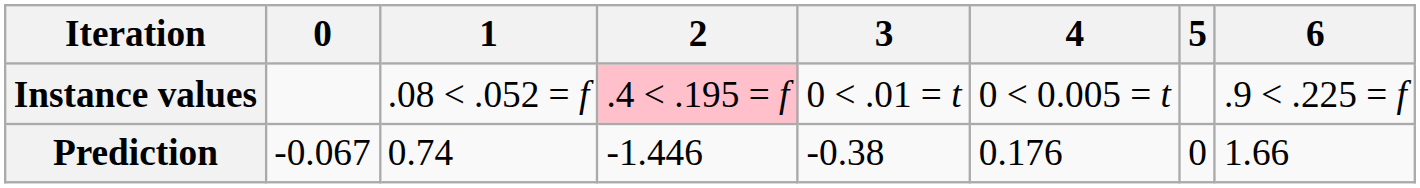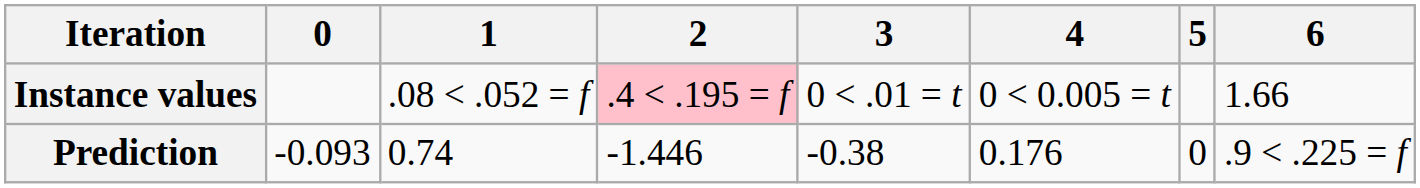(1315, 93) .9 < .225 = f -> (1257, 93) 1.66
(322, 152) -0.067 -> (322, 152) -0.093
(1257, 152) 1.66 -> (1315, 152) .9 < .225 = f
